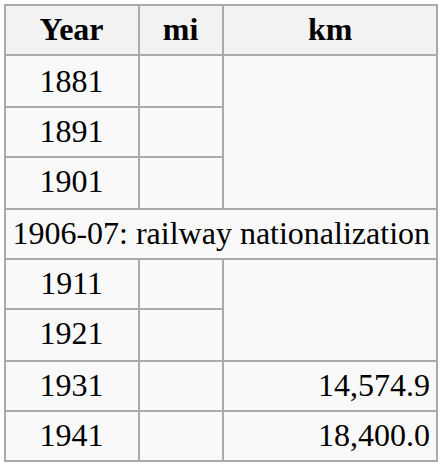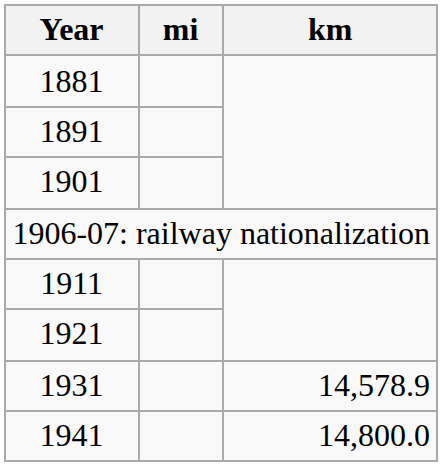(374, 385) 14,574.9 -> (374, 385) 14,578.9
(374, 435) 18,400.0 -> (374, 435) 14,800.0
